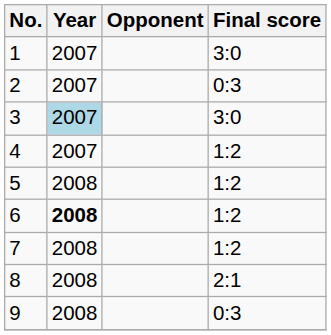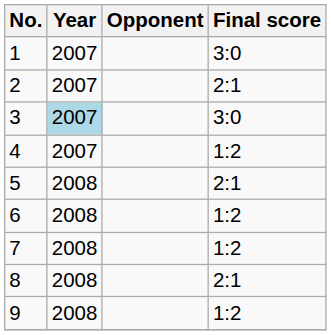(227, 85) 0:3 -> (227, 85) 2:1
(227, 183) 1:2 -> (227, 183) 2:1
(75, 215) bold -> (75, 215) normal
(227, 313) 0:3 -> (227, 313) 1:2
